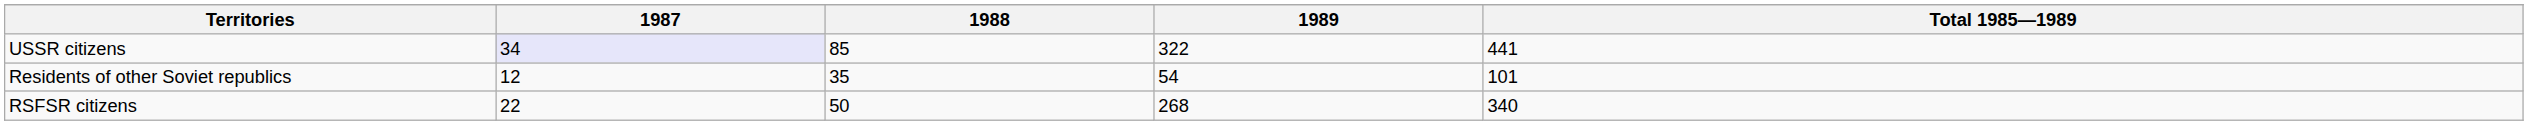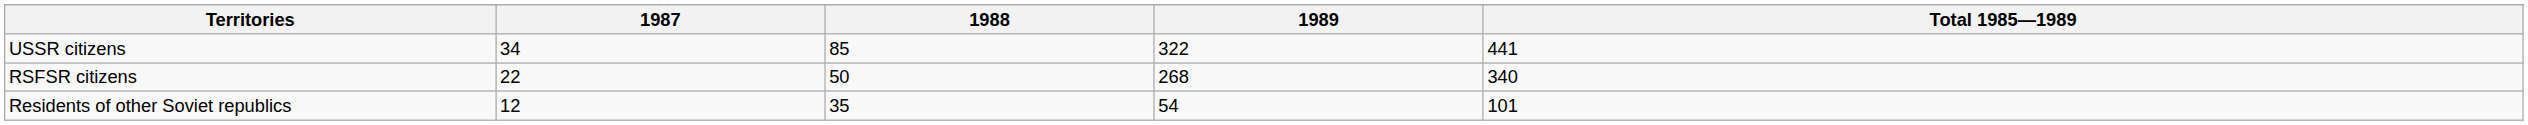(510, 48) lavender background -> (510, 48) no background
rows swapped: (73, 106) <-> (150, 77)
